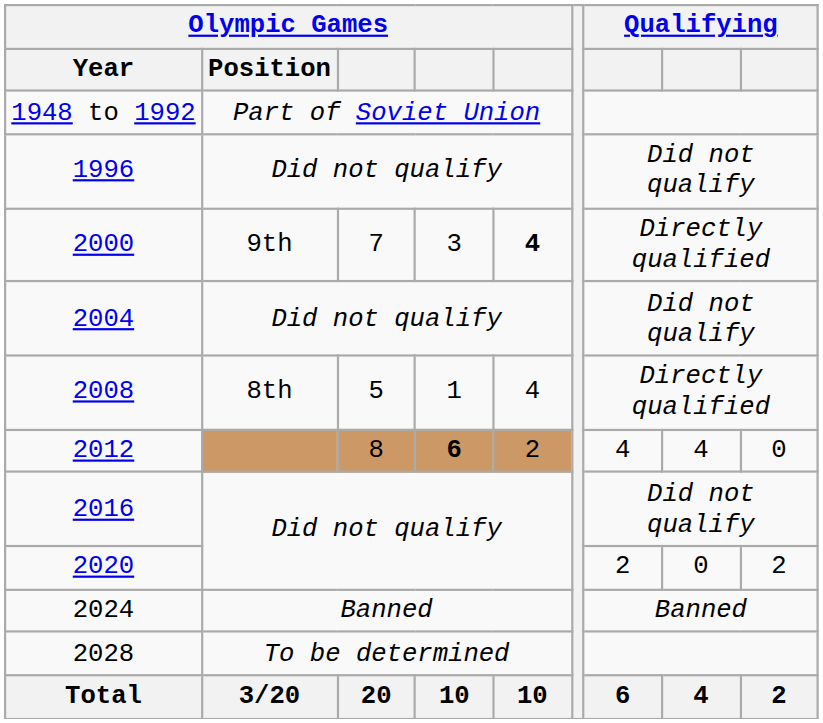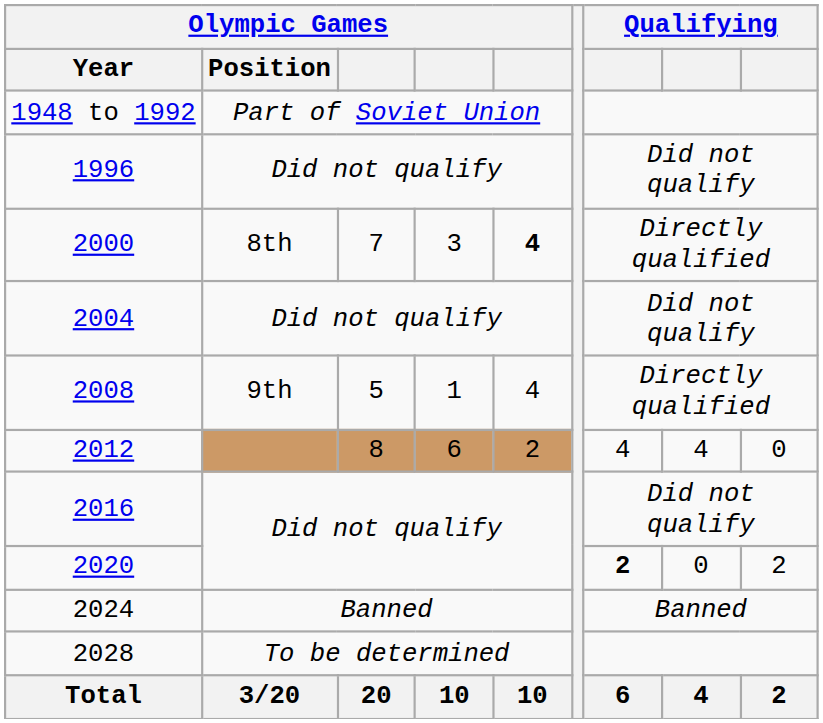(269, 244) 9th -> (269, 244) 8th
(269, 392) 8th -> (269, 392) 9th
(454, 450) bold -> (454, 450) normal
(623, 567) normal -> (623, 567) bold
